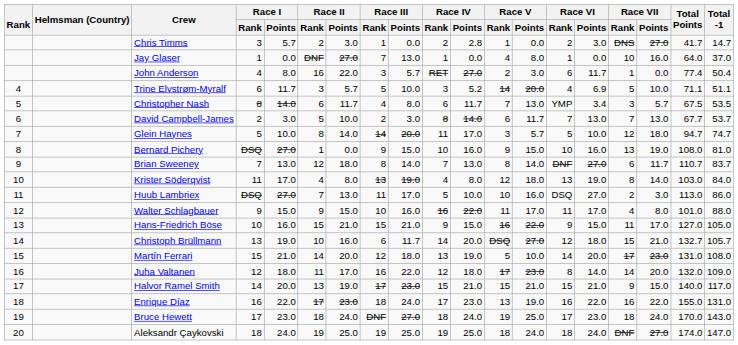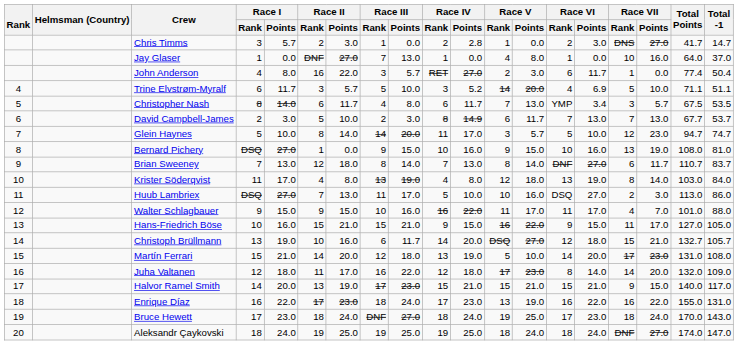(473, 119) 14.0 -> (473, 119) 14.9
(659, 134) 18.0 -> (659, 134) 23.0
(662, 210) 8.0 -> (662, 210) 7.0
